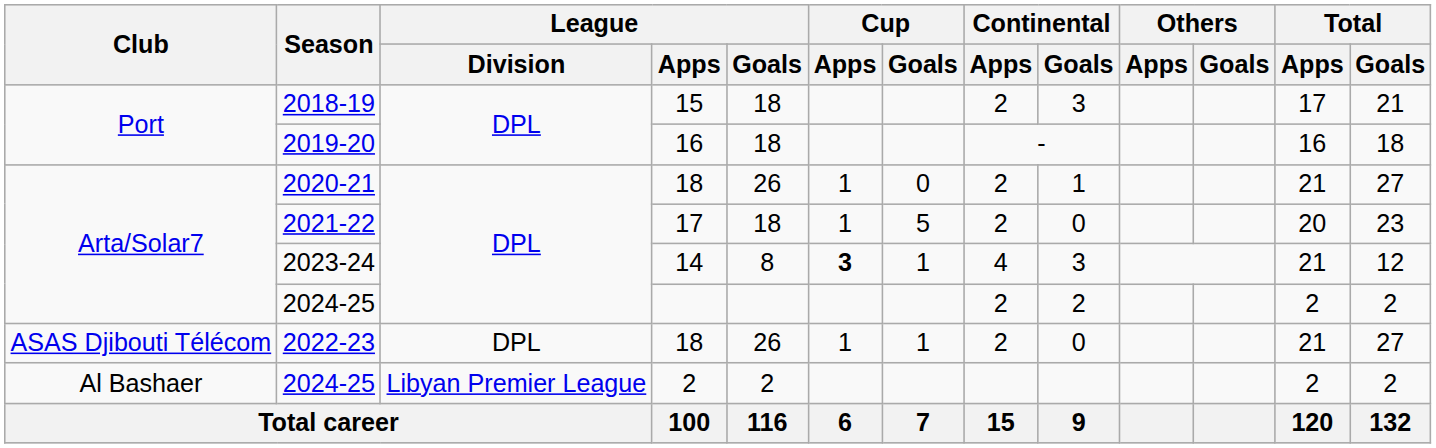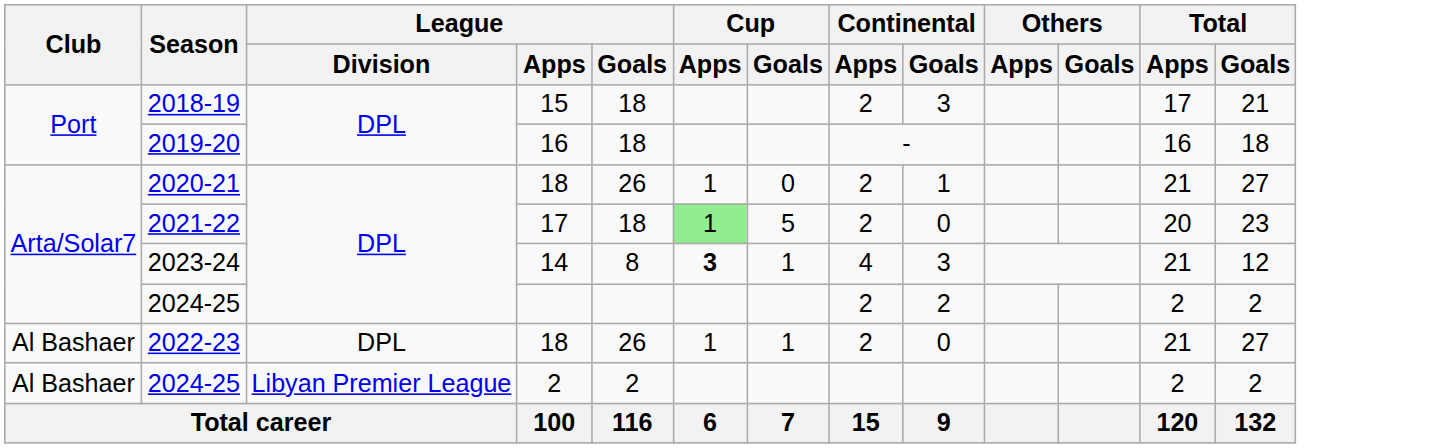(845, 223) no background -> (710, 223) lightgreen background
(141, 343) ASAS Djibouti Télécom -> (73, 343) Al Bashaer
